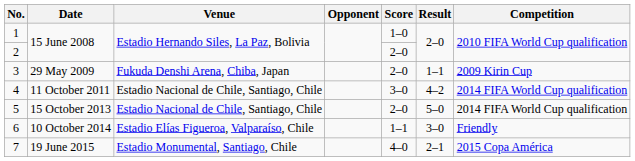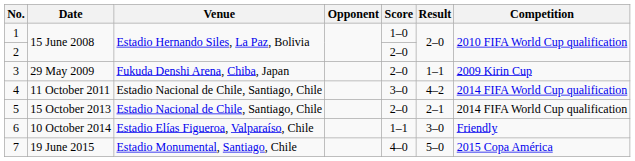(435, 109) 5–0 -> (435, 109) 2–1
(435, 147) 2–1 -> (435, 147) 5–0
